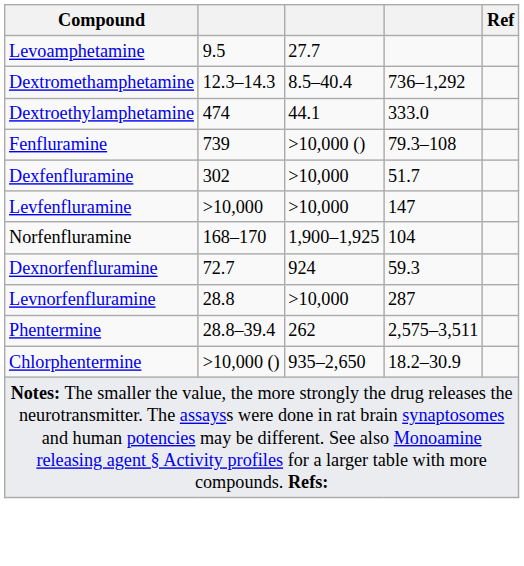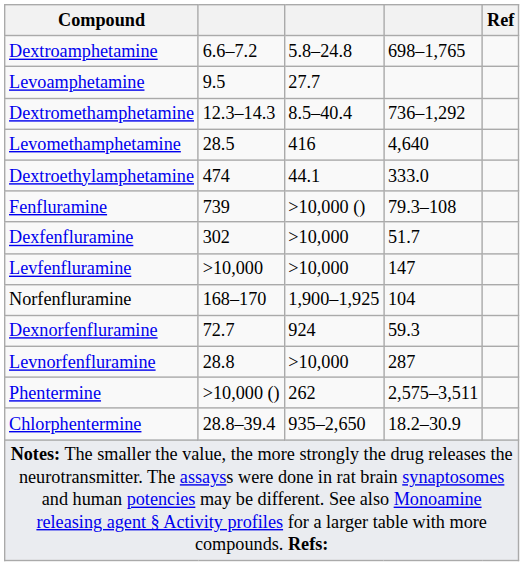+ row: (83, 51)
+ row: (95, 144)
(239, 330) 28.8–39.4 -> (241, 392) >10,000 ()
(241, 361) >10,000 () -> (239, 423) 28.8–39.4
